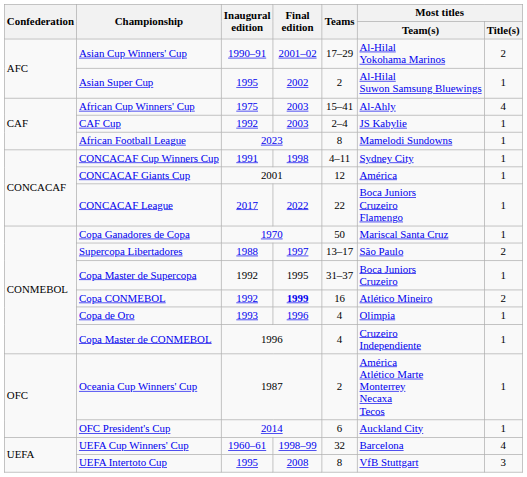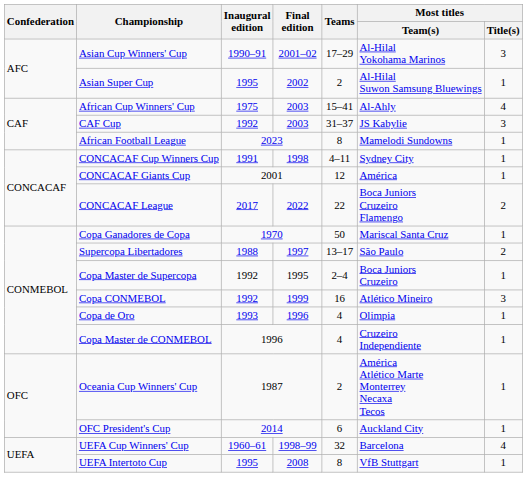(503, 53) 2 -> (503, 53) 3
(340, 123) 2–4 -> (340, 123) 31–37
(503, 123) 1 -> (503, 123) 3
(503, 205) 1 -> (503, 205) 2
(340, 275) 31–37 -> (340, 275) 2–4
(298, 298) bold -> (298, 298) normal
(503, 298) 2 -> (503, 298) 3
(503, 463) 3 -> (503, 463) 1
